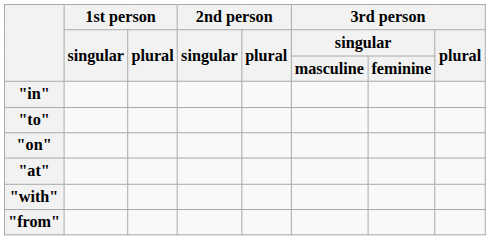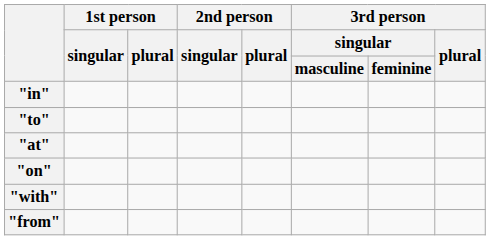rows swapped: (34, 171) <-> (34, 145)
